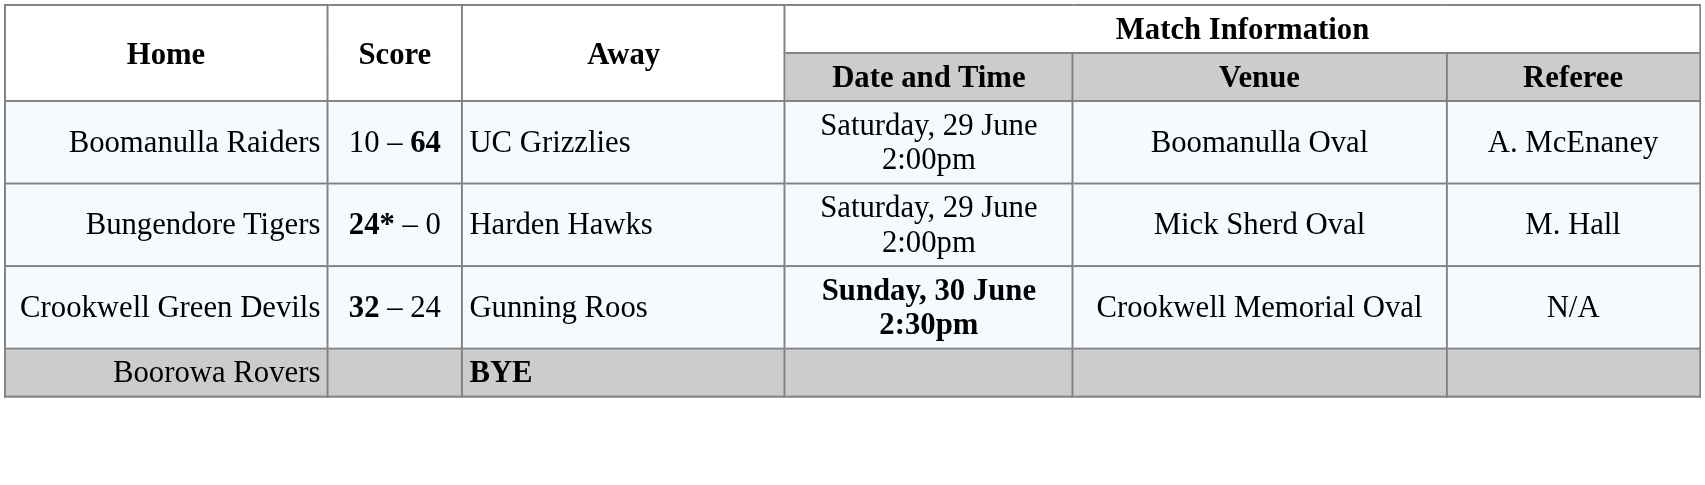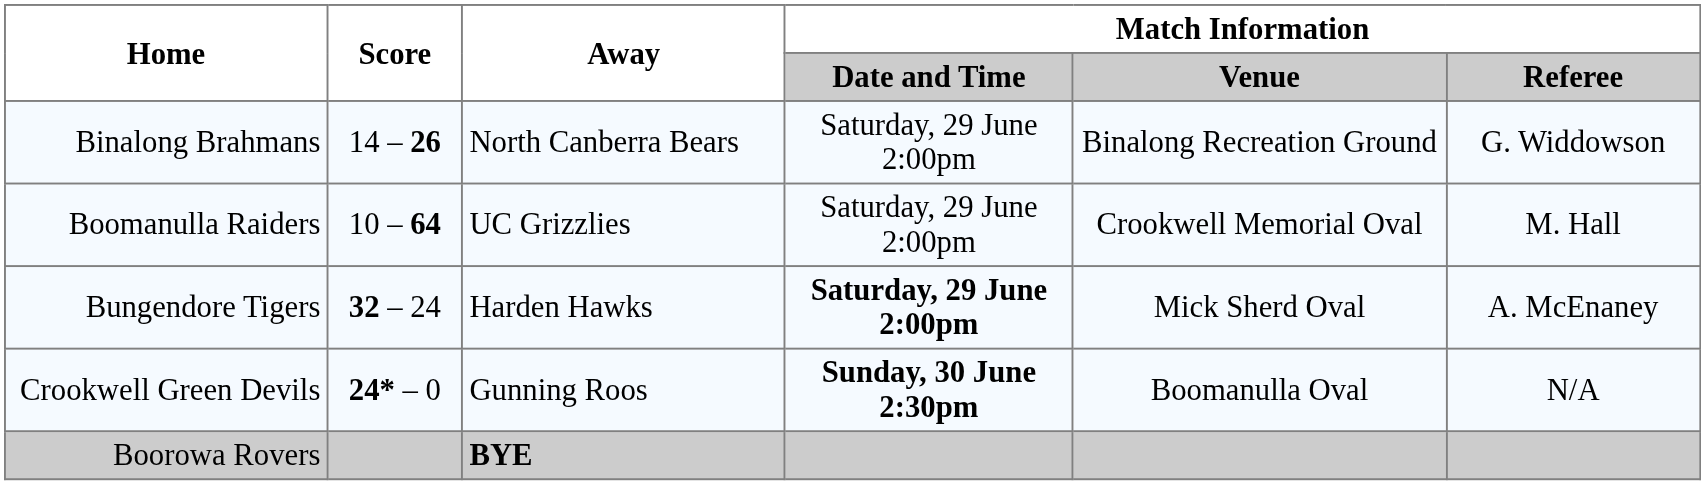+ row: (198, 141)
(1259, 141) Boomanulla Oval -> (1259, 224) Crookwell Memorial Oval
(1573, 141) A. McEnaney -> (1573, 224) M. Hall
(395, 224) 24* – 0 -> (395, 306) 32 – 24
(929, 224) normal -> (929, 306) bold
(1573, 224) M. Hall -> (1573, 306) A. McEnaney
(395, 306) 32 – 24 -> (395, 389) 24* – 0
(1259, 306) Crookwell Memorial Oval -> (1259, 389) Boomanulla Oval
